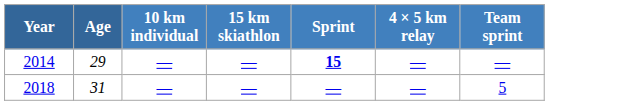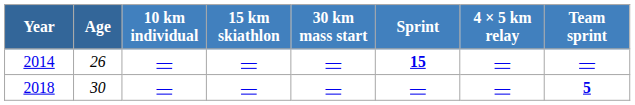+ column: (333, 26)
(98, 61) 29 -> (98, 61) 26
(98, 87) 31 -> (98, 87) 30
(502, 87) normal -> (587, 87) bold
